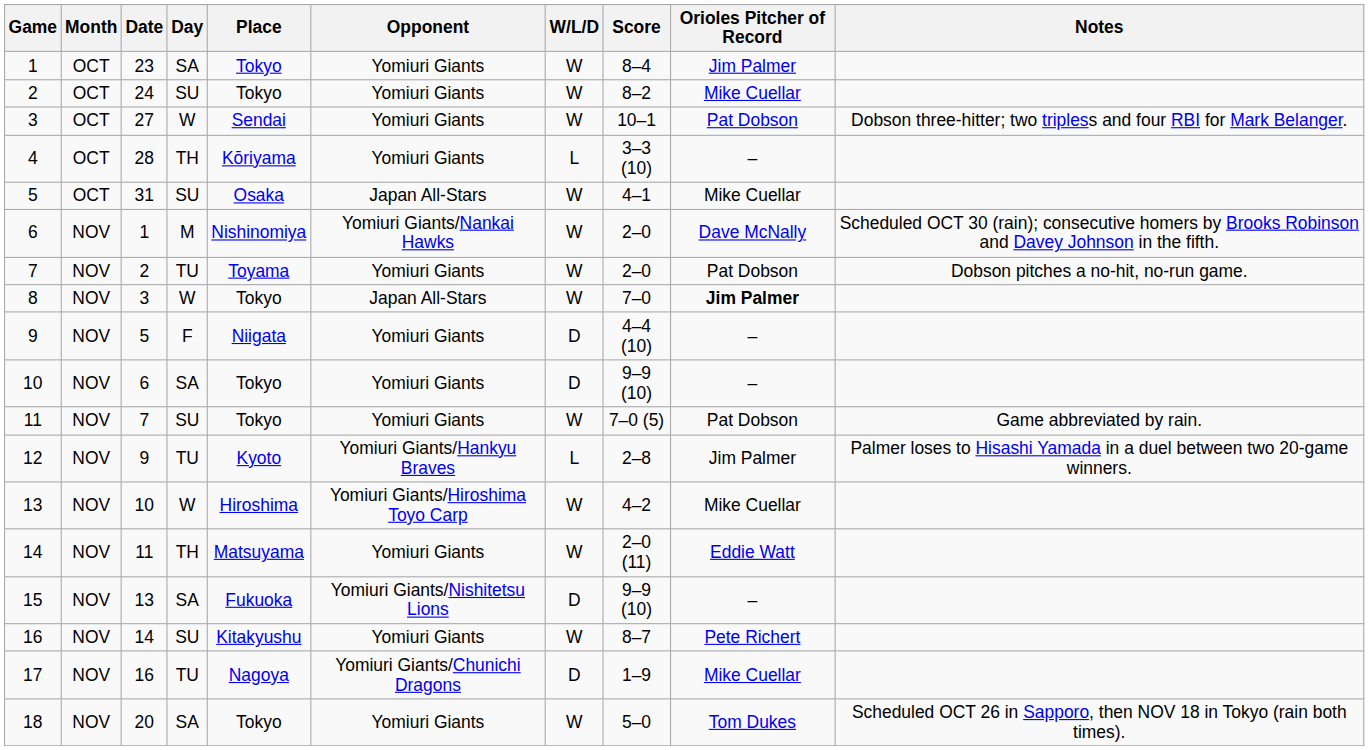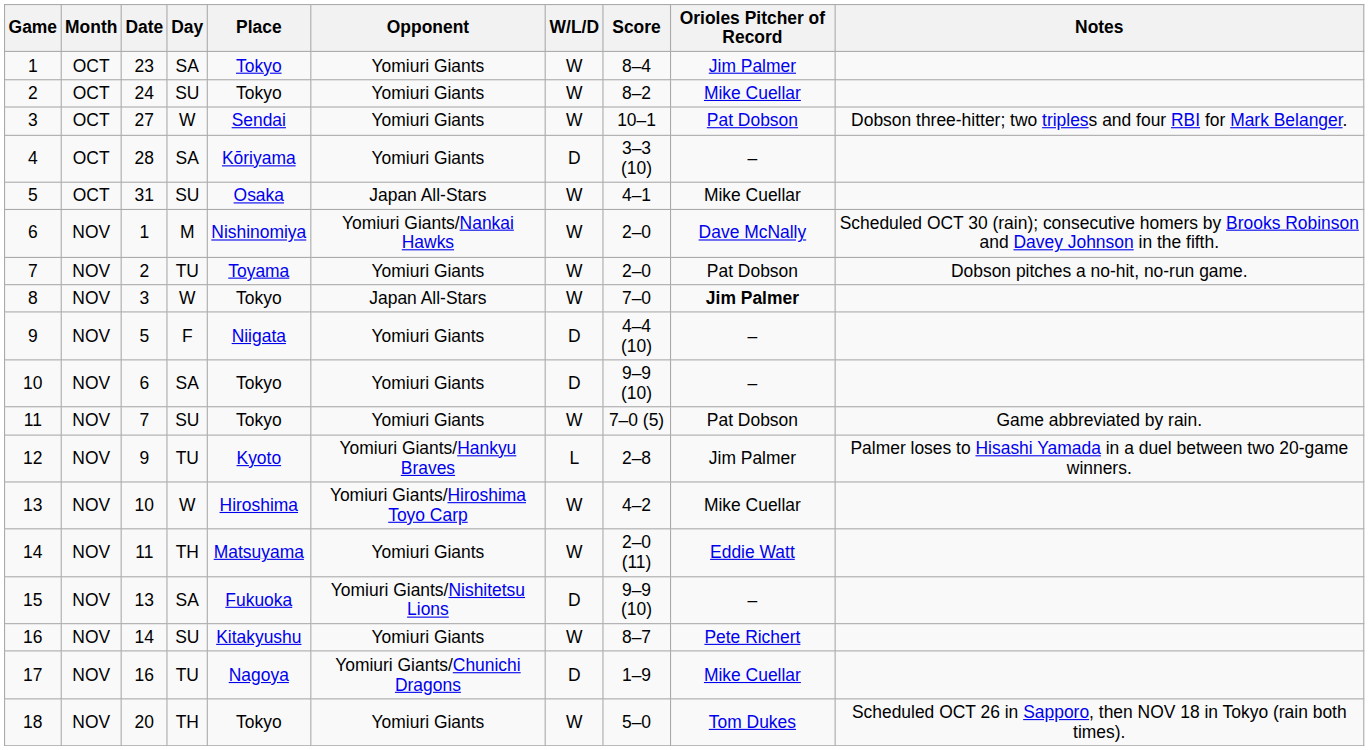(187, 158) TH -> (187, 158) SA
(574, 158) L -> (574, 158) D
(187, 722) SA -> (187, 722) TH
